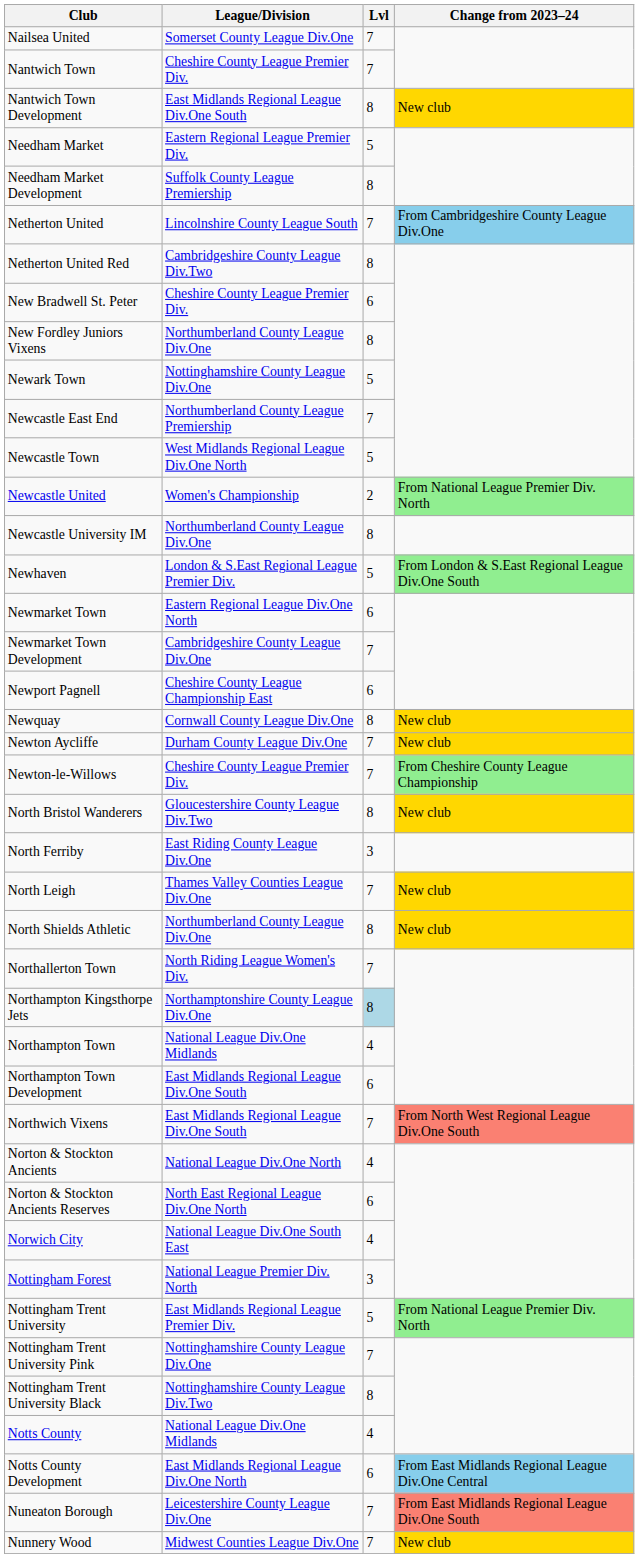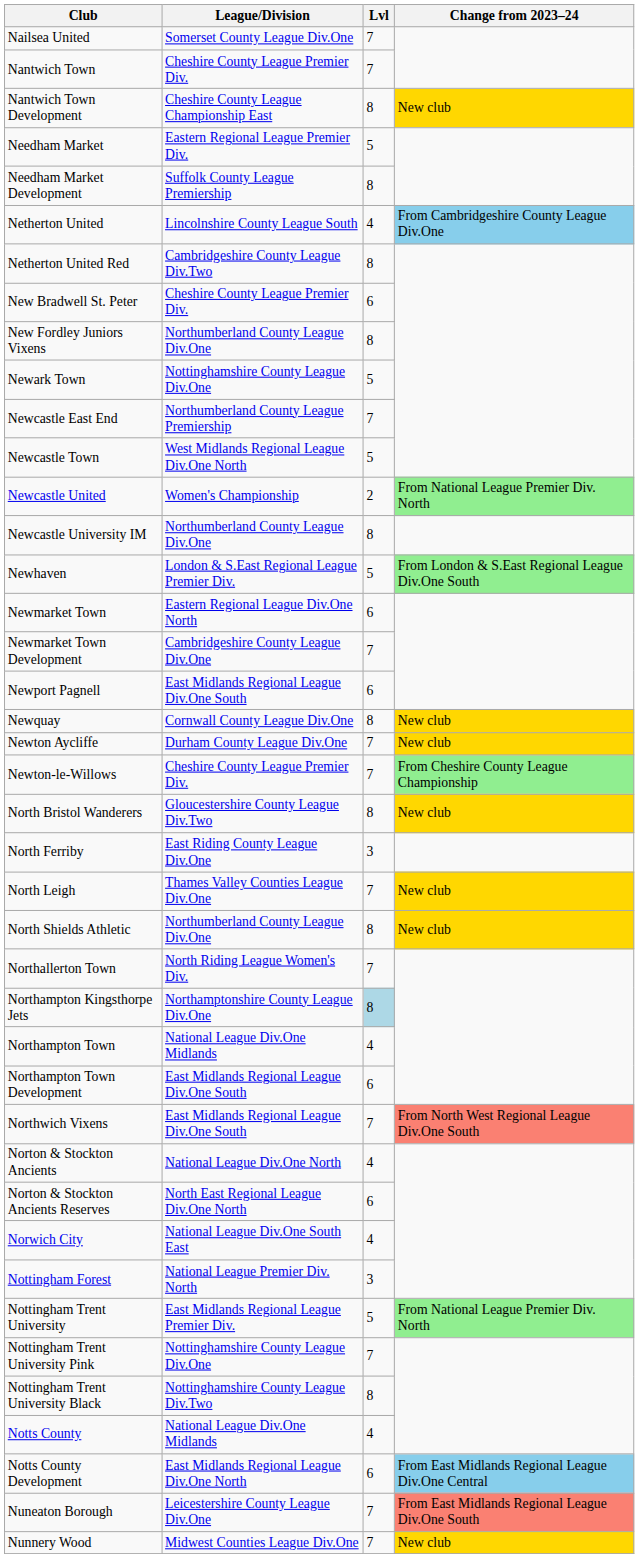(253, 107) East Midlands Regional League Div.One South -> (233, 107) Cheshire County League Championship East
(370, 224) 7 -> (370, 224) 4
(233, 689) Cheshire County League Championship East -> (253, 689) East Midlands Regional League Div.One South
